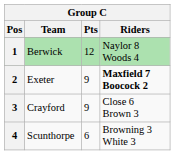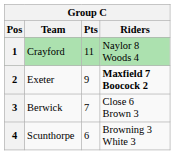(45, 51) Berwick -> (46, 51) Crayford
(89, 51) 12 -> (89, 51) 11
(46, 107) Crayford -> (45, 107) Berwick
(87, 107) 9 -> (87, 107) 7
